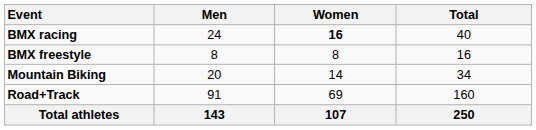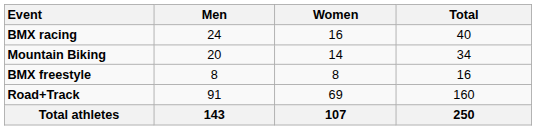(336, 35) bold -> (336, 35) normal
rows swapped: (49, 55) <-> (57, 75)
